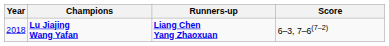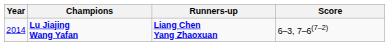(16, 30) 2018 -> (16, 30) 2014
